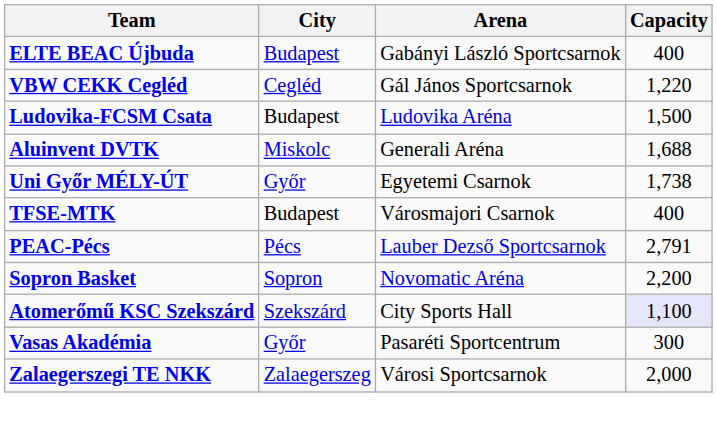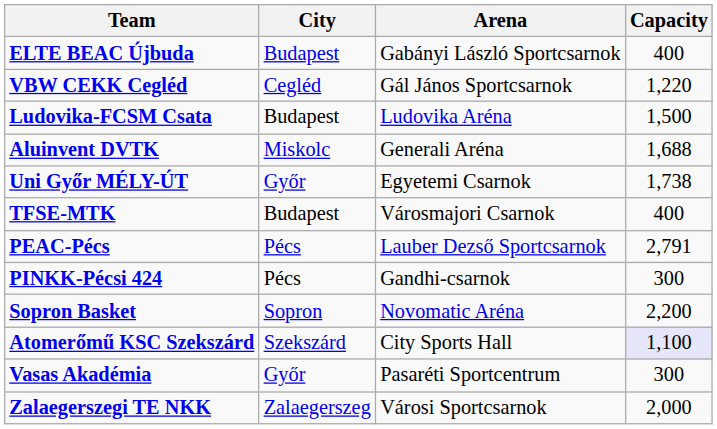+ row: (86, 278)
